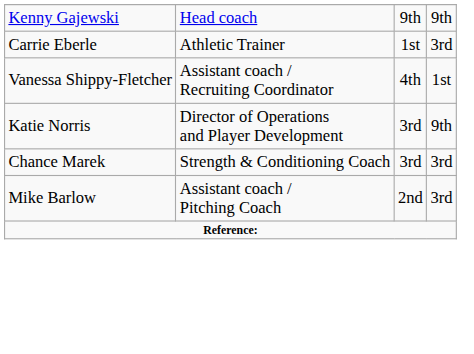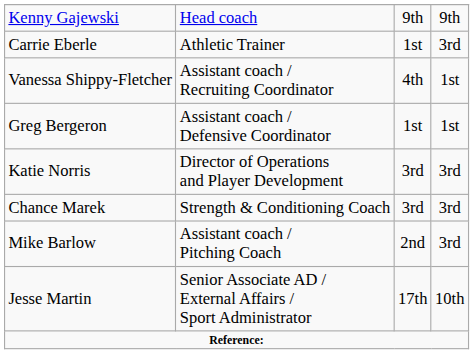+ row: (58, 125)
(442, 125) 9th -> (450, 171) 3rd
+ row: (50, 298)
